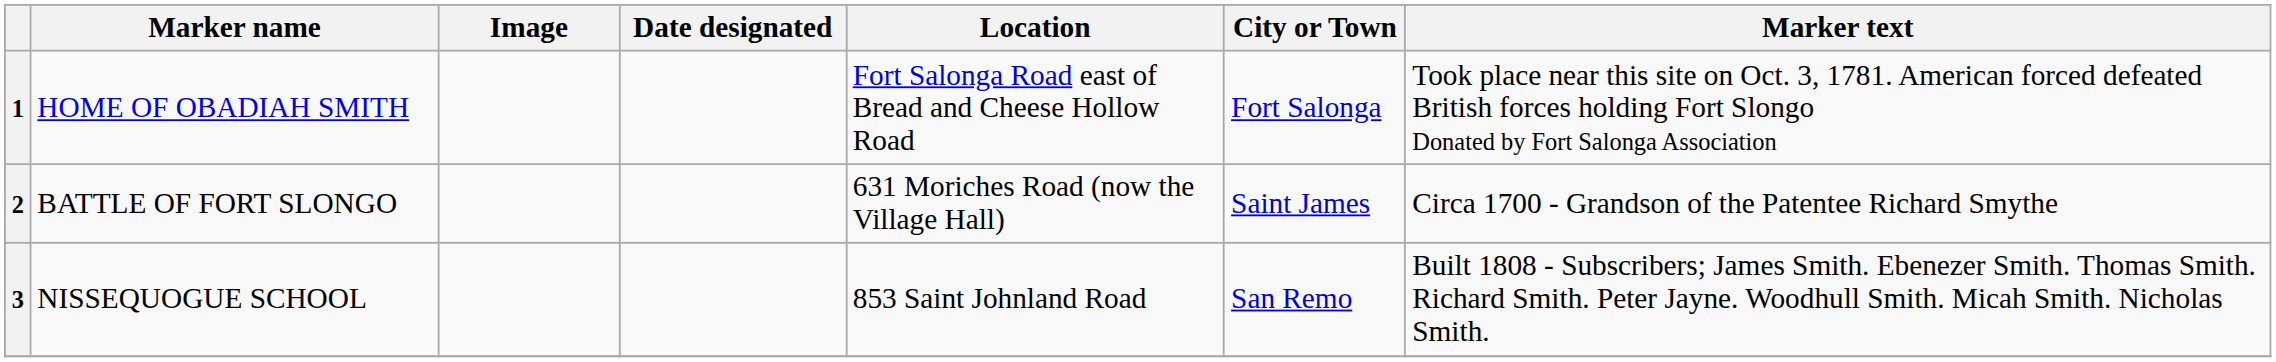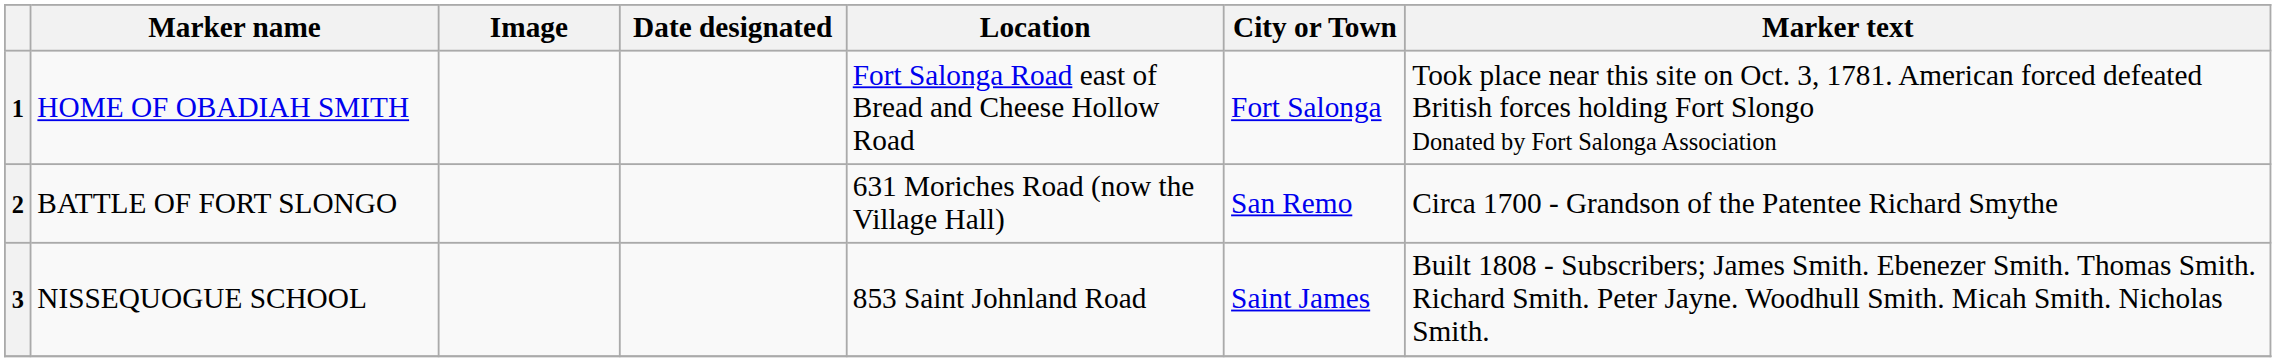(1301, 202) Saint James -> (1292, 202) San Remo
(1292, 298) San Remo -> (1301, 298) Saint James
